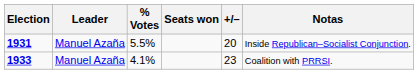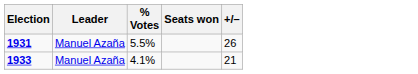- column: (328, 19)
(230, 43) 20 -> (230, 43) 26
(230, 60) 23 -> (230, 60) 21
